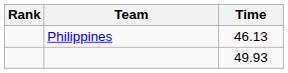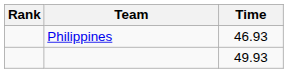(251, 36) 46.13 -> (251, 36) 46.93
